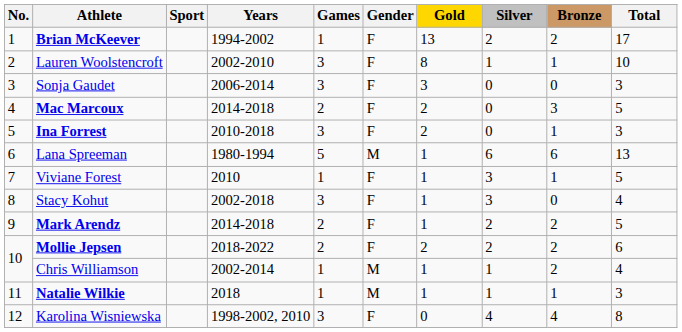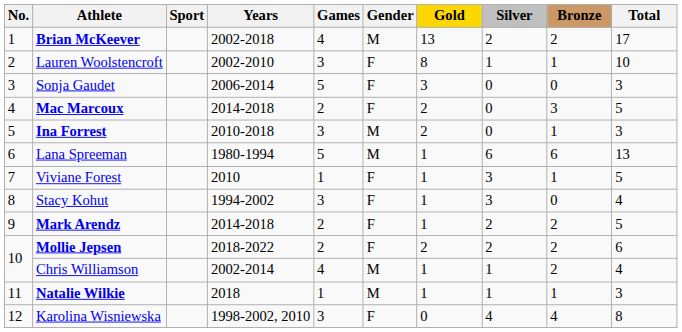(242, 39) 1994-2002 -> (242, 39) 2002-2018
(321, 39) 1 -> (321, 39) 4
(371, 39) F -> (373, 39) M
(321, 85) 3 -> (321, 85) 5
(371, 131) F -> (373, 131) M
(242, 200) 2002-2018 -> (242, 200) 1994-2002
(321, 270) 1 -> (321, 270) 4
